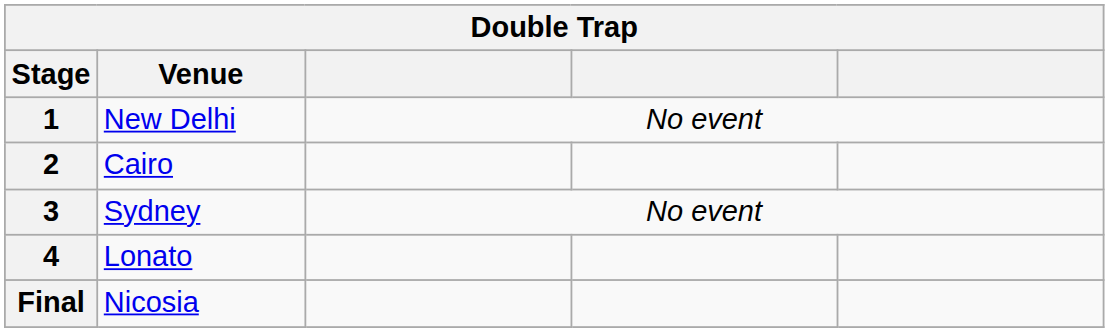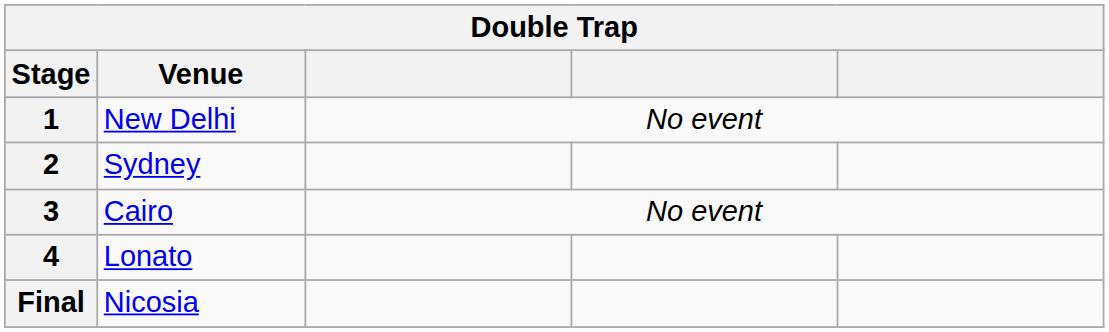(138, 165) Cairo -> (152, 165) Sydney
(152, 211) Sydney -> (138, 211) Cairo
